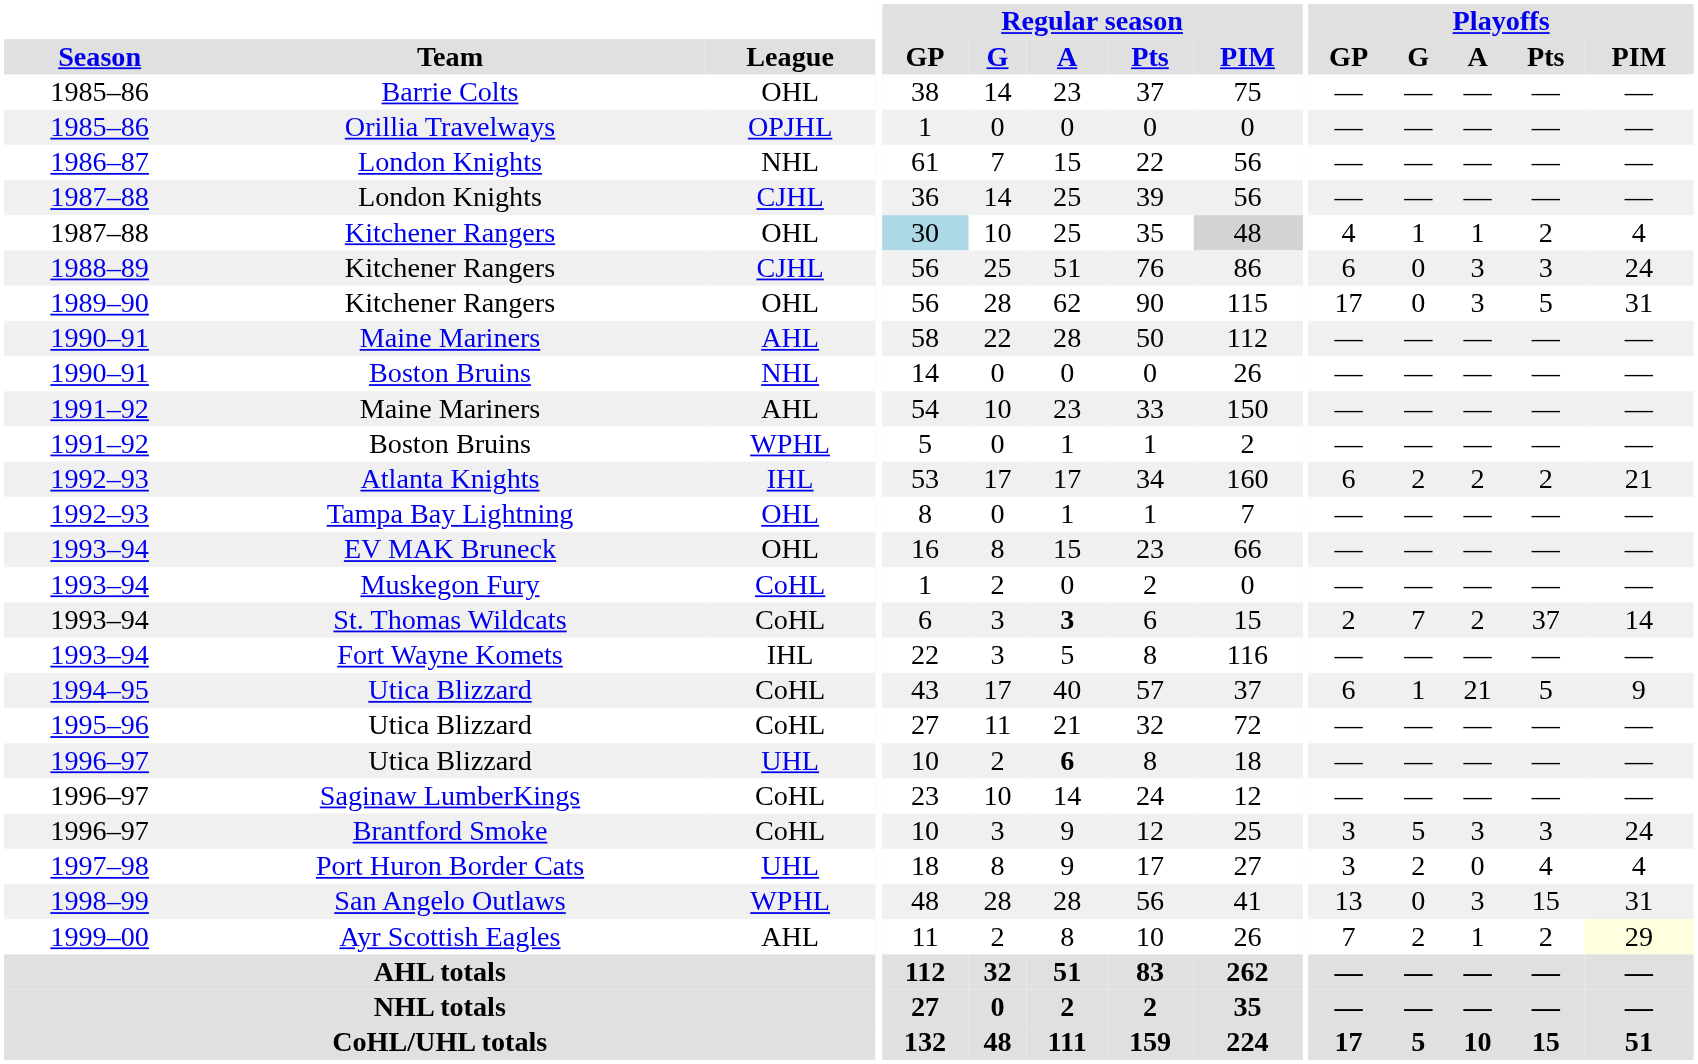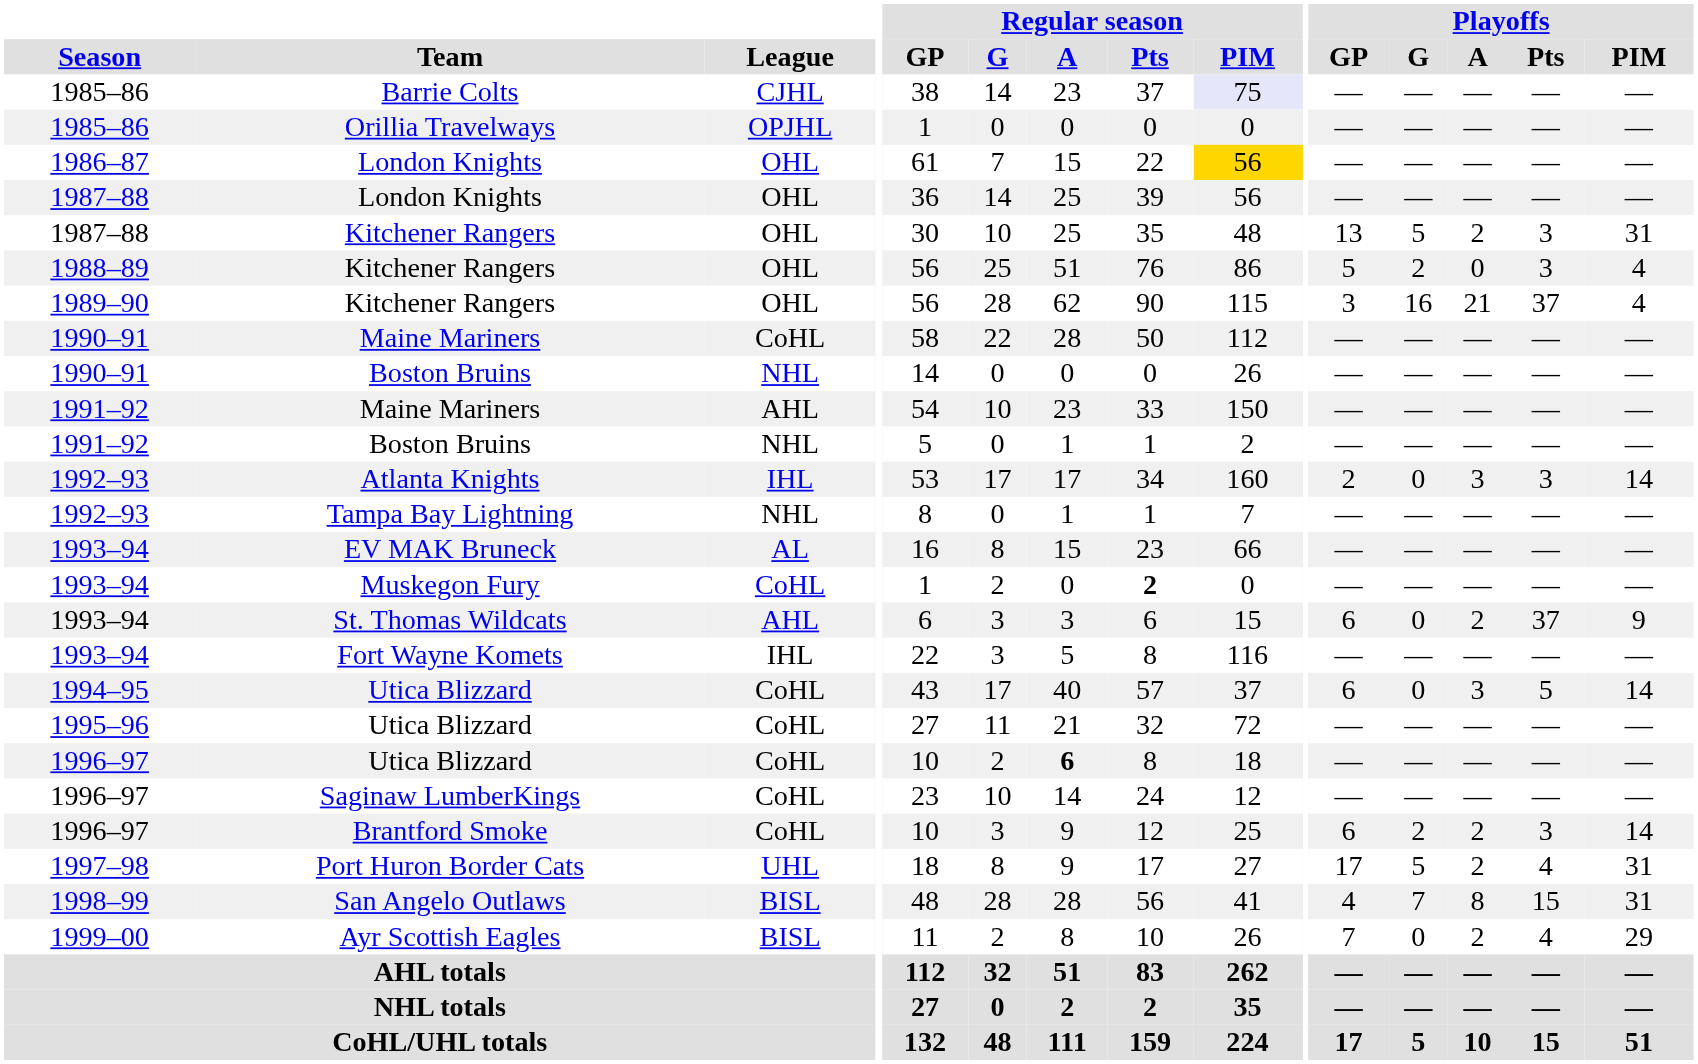(790, 91) OHL -> (790, 91) CJHL
(1247, 91) no background -> (1247, 91) lavender background
(790, 162) NHL -> (790, 162) OHL
(1247, 162) no background -> (1247, 162) gold background
(790, 197) CJHL -> (790, 197) OHL
(925, 232) lightblue background -> (925, 232) no background
(1247, 232) lightgrey background -> (1247, 232) no background
(1349, 232) 4 -> (1349, 232) 13
(1418, 232) 1 -> (1418, 232) 5
(1478, 232) 1 -> (1478, 232) 2
(1546, 232) 2 -> (1546, 232) 3
(1639, 232) 4 -> (1639, 232) 31
(790, 267) CJHL -> (790, 267) OHL
(1349, 267) 6 -> (1349, 267) 5
(1418, 267) 0 -> (1418, 267) 2
(1478, 267) 3 -> (1478, 267) 0
(1639, 267) 24 -> (1639, 267) 4
(1349, 302) 17 -> (1349, 302) 3
(1418, 302) 0 -> (1418, 302) 16
(1478, 302) 3 -> (1478, 302) 21
(1546, 302) 5 -> (1546, 302) 37
(1639, 302) 31 -> (1639, 302) 4
(790, 338) AHL -> (790, 338) CoHL
(790, 443) WPHL -> (790, 443) NHL
(1349, 478) 6 -> (1349, 478) 2
(1418, 478) 2 -> (1418, 478) 0
(1478, 478) 2 -> (1478, 478) 3
(1546, 478) 2 -> (1546, 478) 3
(1639, 478) 21 -> (1639, 478) 14
(790, 514) OHL -> (790, 514) NHL
(790, 549) OHL -> (790, 549) AL
(1150, 584) normal -> (1150, 584) bold
(790, 619) CoHL -> (790, 619) AHL
(1067, 619) bold -> (1067, 619) normal
(1349, 619) 2 -> (1349, 619) 6
(1418, 619) 7 -> (1418, 619) 0
(1639, 619) 14 -> (1639, 619) 9
(1418, 690) 1 -> (1418, 690) 0
(1478, 690) 21 -> (1478, 690) 3
(1639, 690) 9 -> (1639, 690) 14
(790, 760) UHL -> (790, 760) CoHL
(1349, 830) 3 -> (1349, 830) 6
(1418, 830) 5 -> (1418, 830) 2
(1478, 830) 3 -> (1478, 830) 2
(1639, 830) 24 -> (1639, 830) 14
(1349, 866) 3 -> (1349, 866) 17
(1418, 866) 2 -> (1418, 866) 5
(1478, 866) 0 -> (1478, 866) 2
(1639, 866) 4 -> (1639, 866) 31
(790, 901) WPHL -> (790, 901) BISL
(1349, 901) 13 -> (1349, 901) 4
(1418, 901) 0 -> (1418, 901) 7
(1478, 901) 3 -> (1478, 901) 8
(790, 936) AHL -> (790, 936) BISL
(1418, 936) 2 -> (1418, 936) 0
(1478, 936) 1 -> (1478, 936) 2
(1546, 936) 2 -> (1546, 936) 4
(1639, 936) lightyellow background -> (1639, 936) no background
